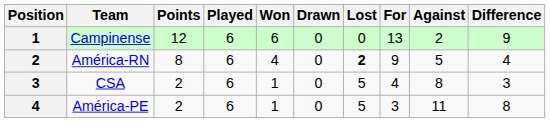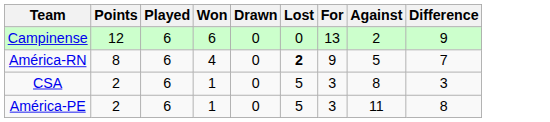- column: (36, 15)
(507, 60) 4 -> (444, 60) 7
(395, 83) 4 -> (332, 83) 3
